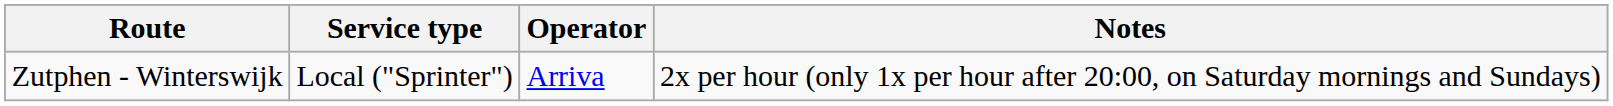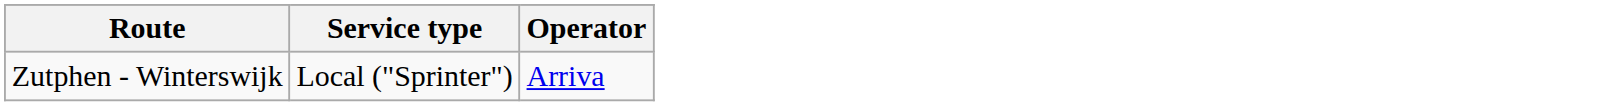- column: (1130, 28)
